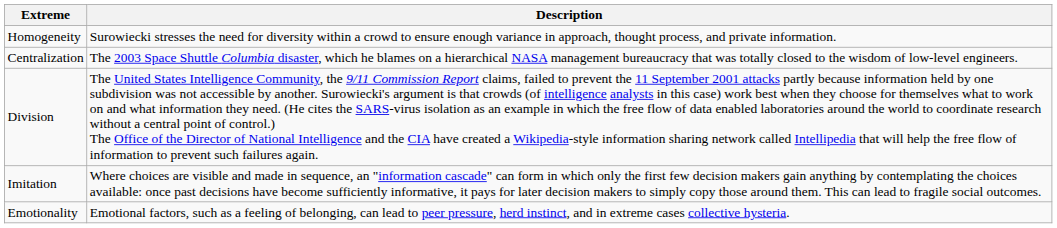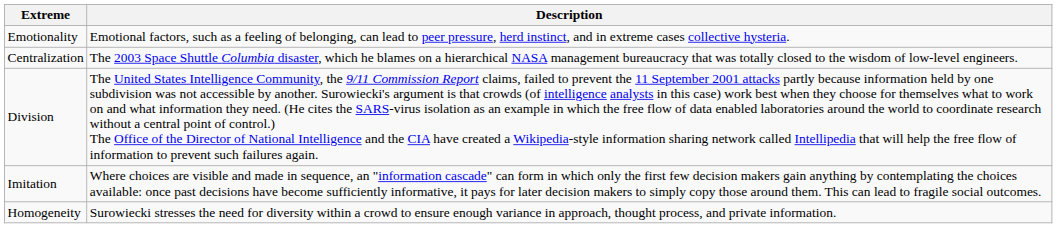rows swapped: (44, 36) <-> (43, 212)
